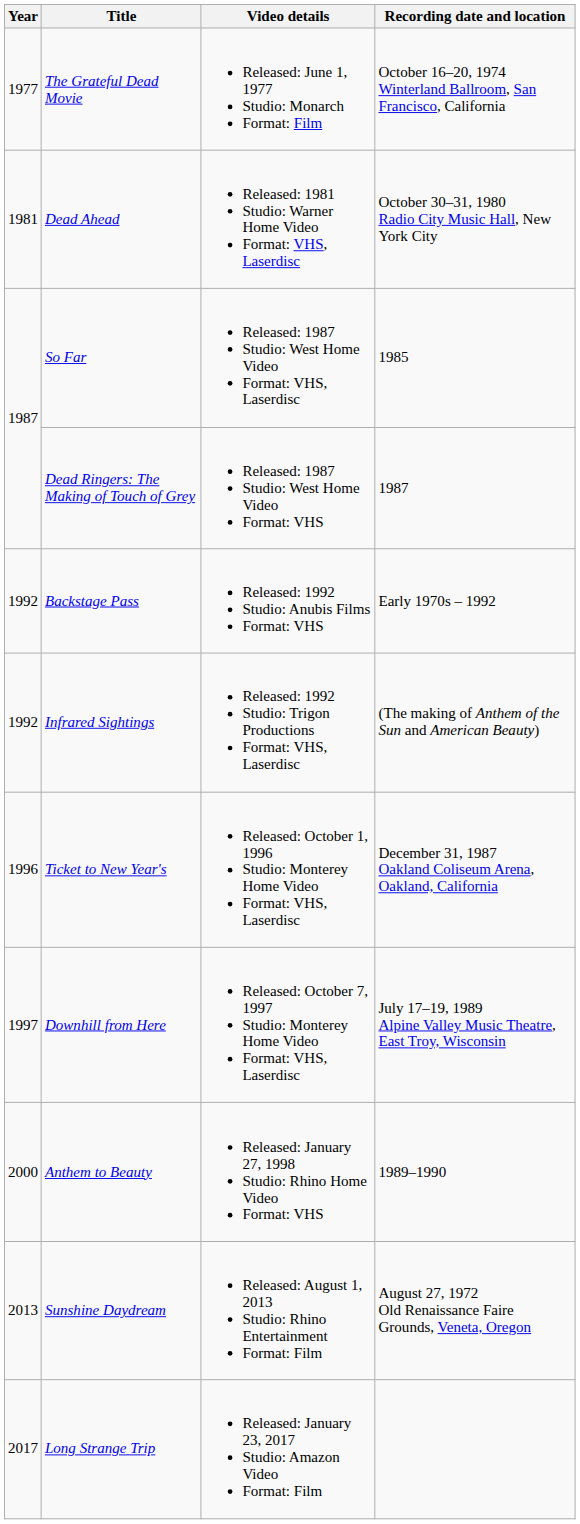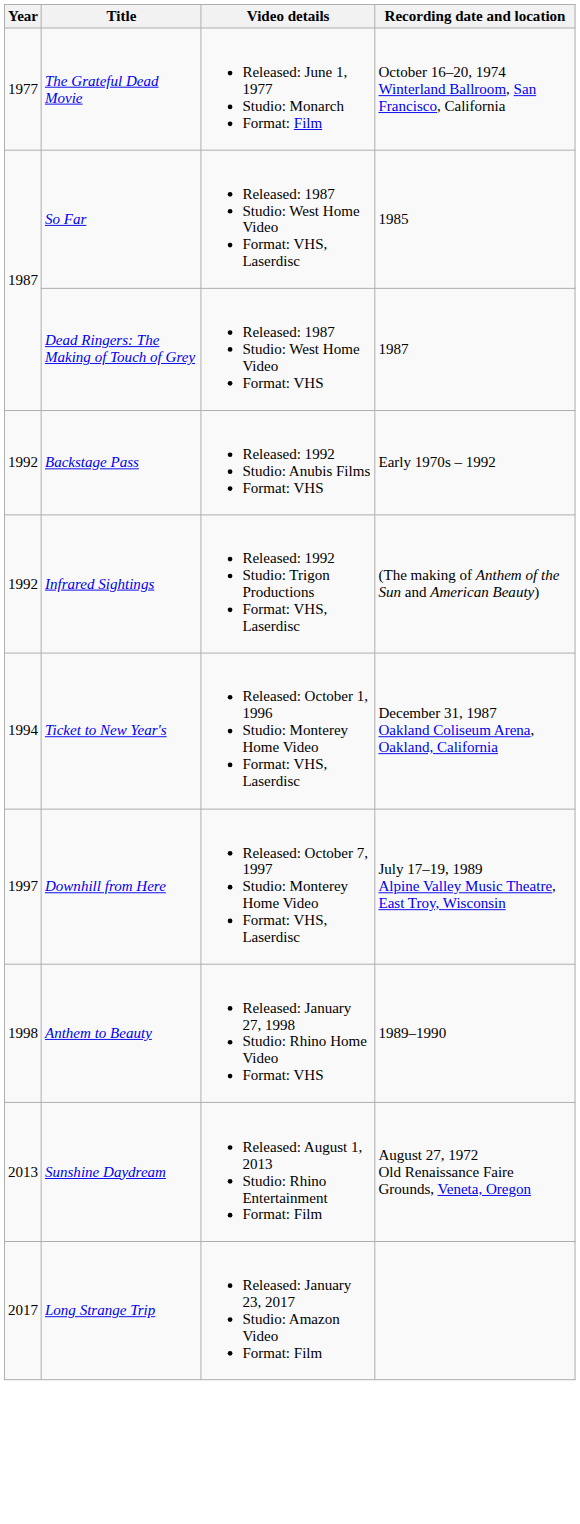- row: (82, 219)
(23, 869) 1996 -> (23, 731) 1994
(23, 1172) 2000 -> (23, 1033) 1998
